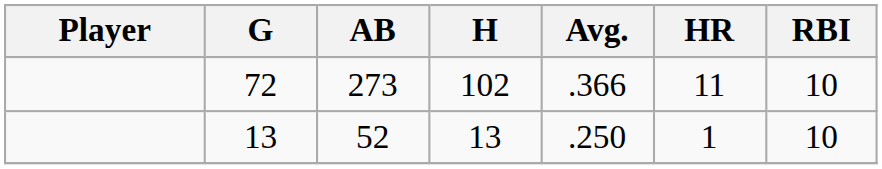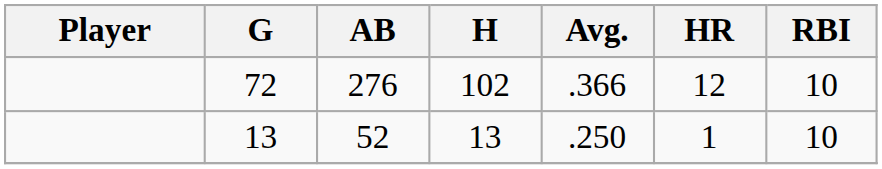(373, 83) 273 -> (373, 83) 276
(709, 83) 11 -> (709, 83) 12
